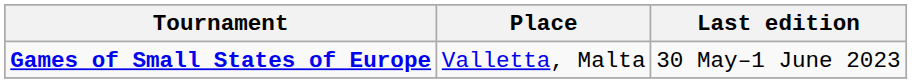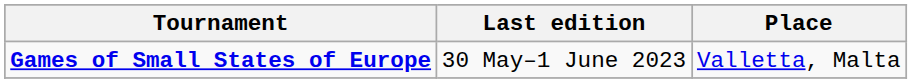columns swapped: (544, 23) <-> (778, 23)
